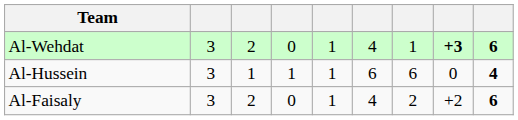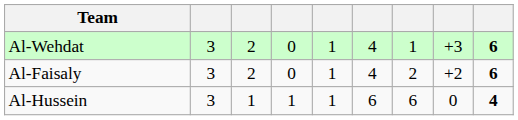(453, 45) bold -> (453, 45) normal
rows swapped: (45, 100) <-> (48, 73)
